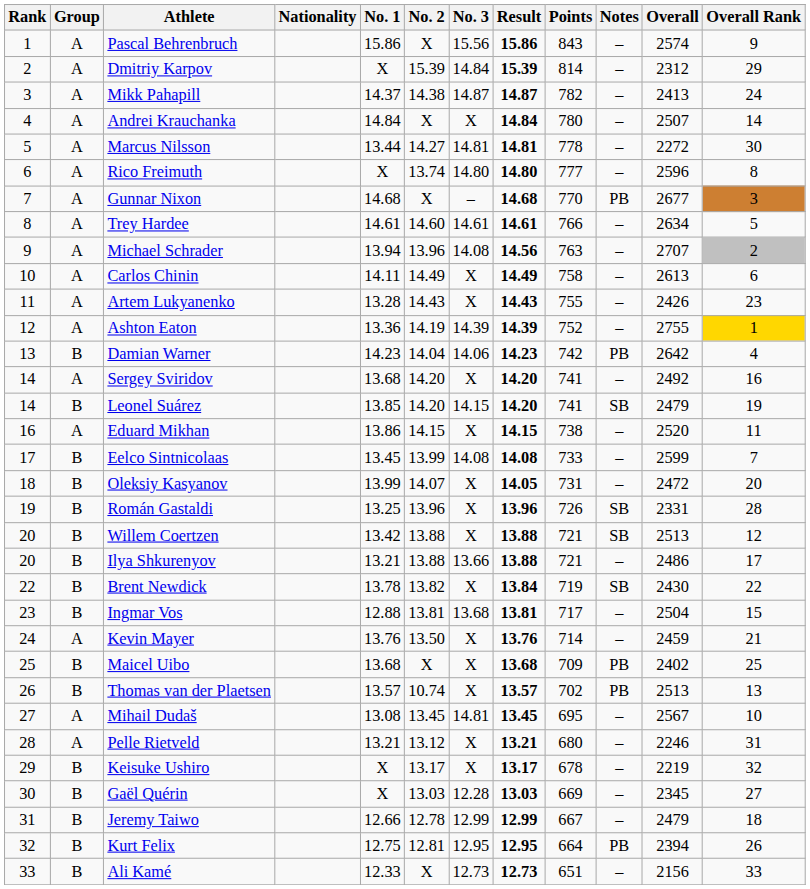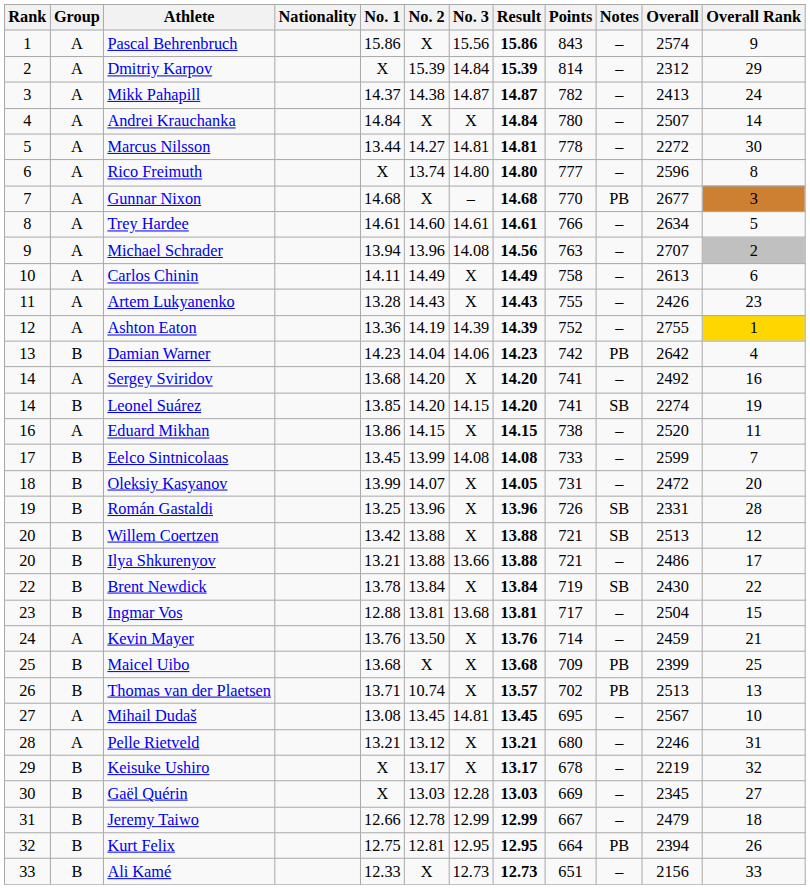(673, 405) 2479 -> (673, 405) 2274
(427, 586) 13.82 -> (427, 586) 13.84
(673, 664) 2402 -> (673, 664) 2399
(382, 690) 13.57 -> (382, 690) 13.71
